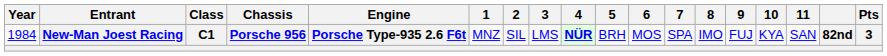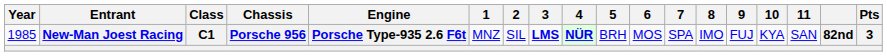(22, 35) 1984 -> (22, 35) 1985
(545, 35) normal -> (545, 35) bold
